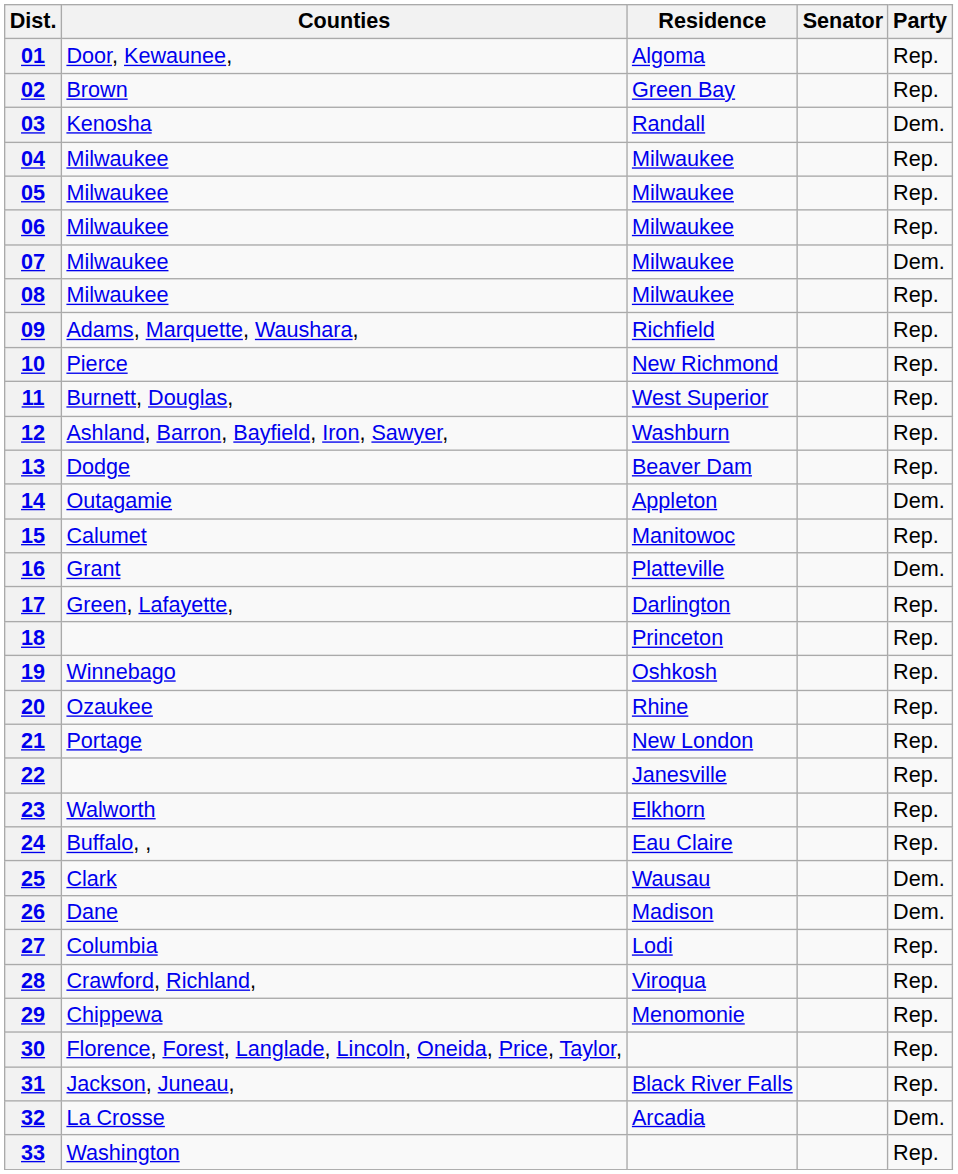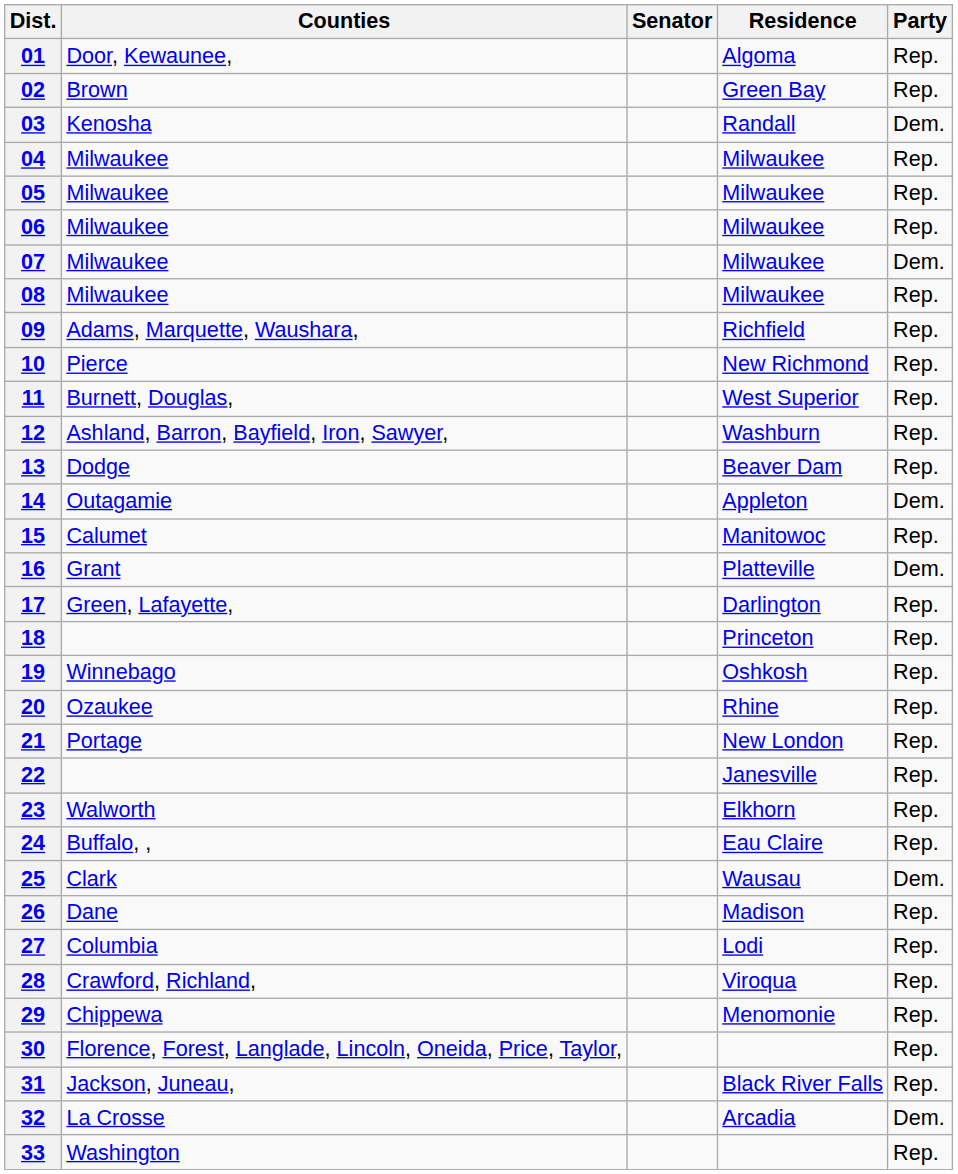columns swapped: (843, 21) <-> (712, 21)
(919, 912) Dem. -> (916, 912) Rep.
